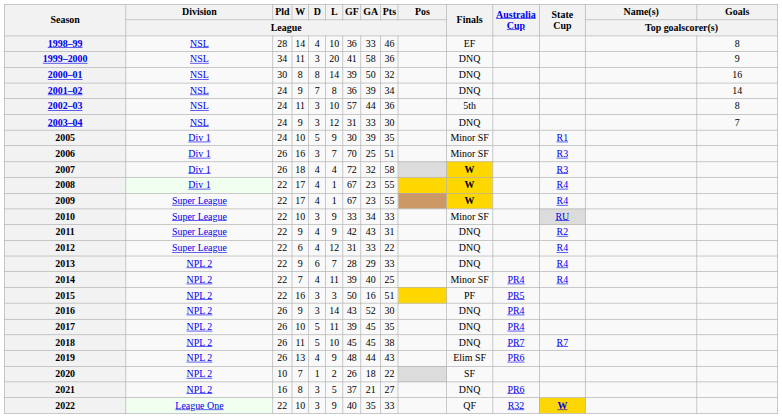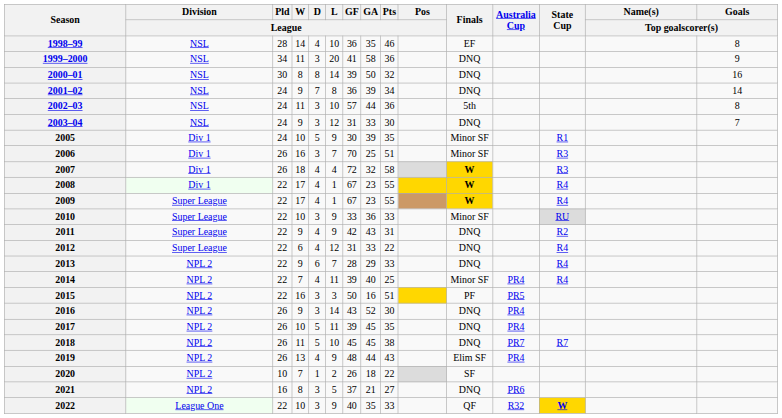(371, 43) 33 -> (371, 43) 35
(371, 216) 34 -> (371, 216) 36
(516, 358) PR6 -> (516, 358) PR4
